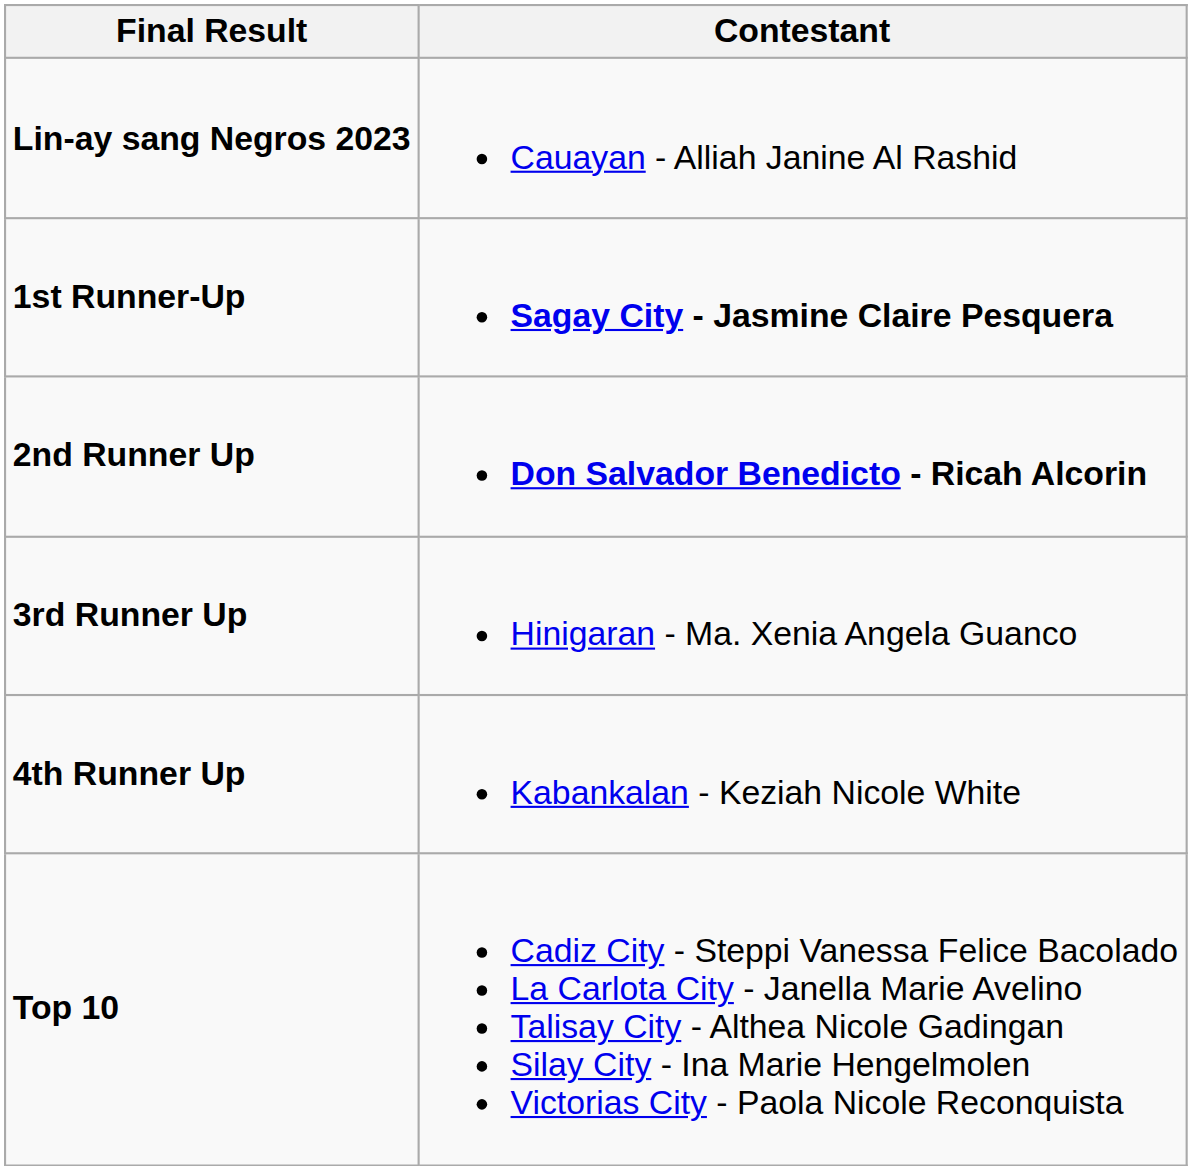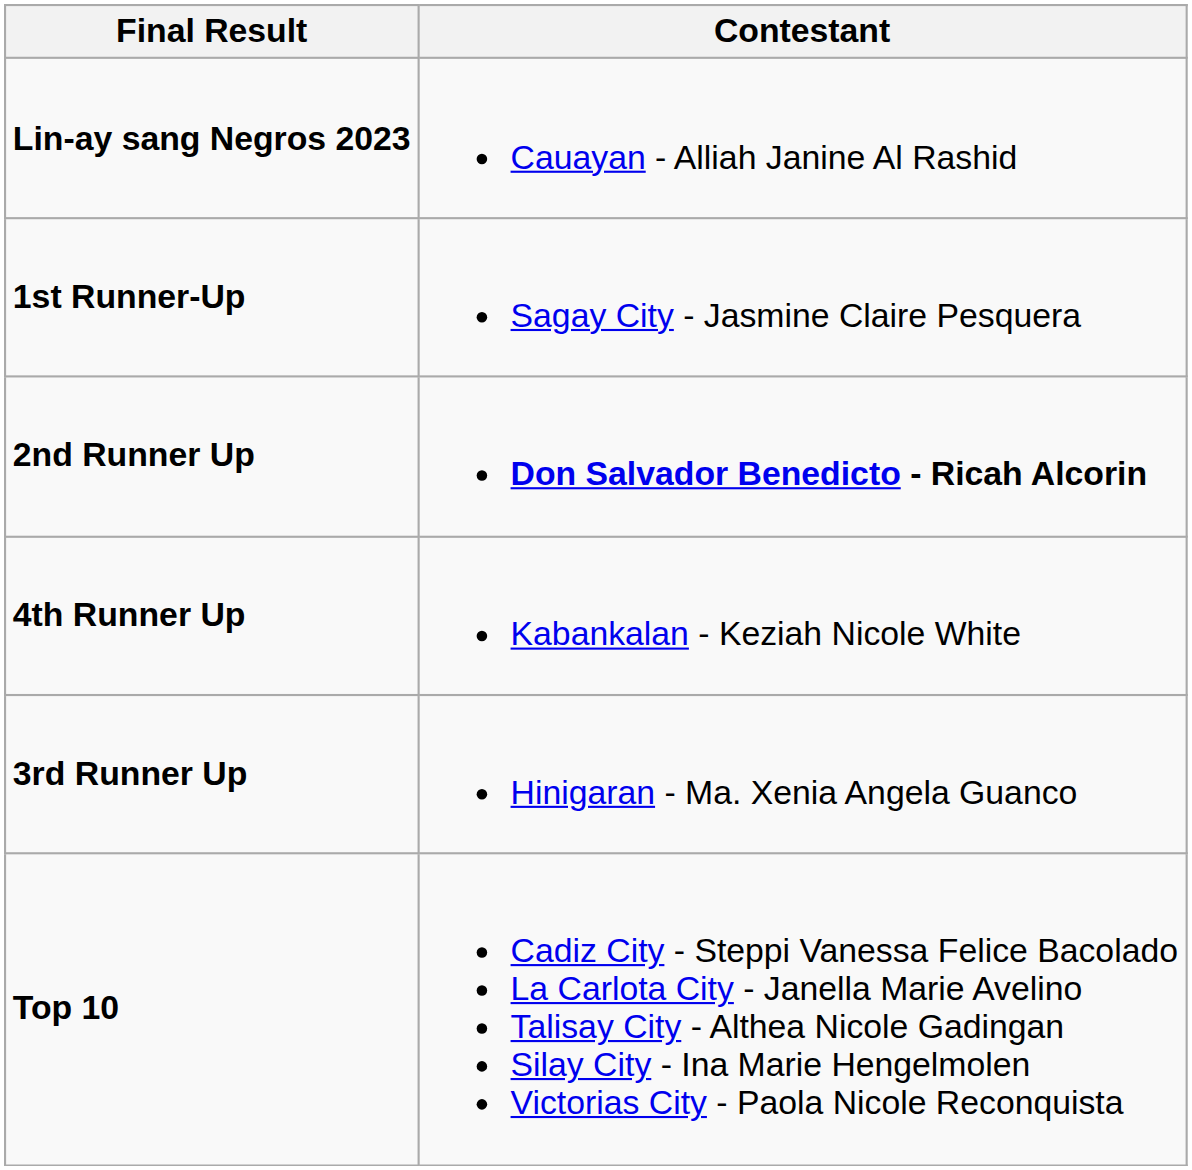(802, 316) bold -> (802, 316) normal
rows swapped: (130, 614) <-> (129, 773)
